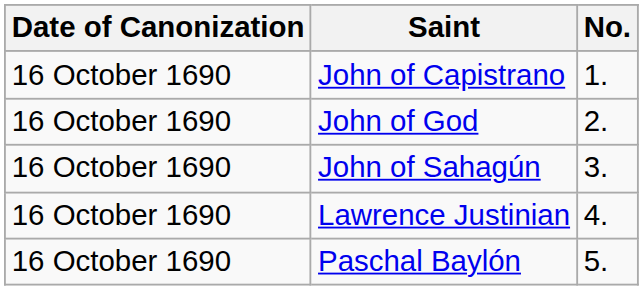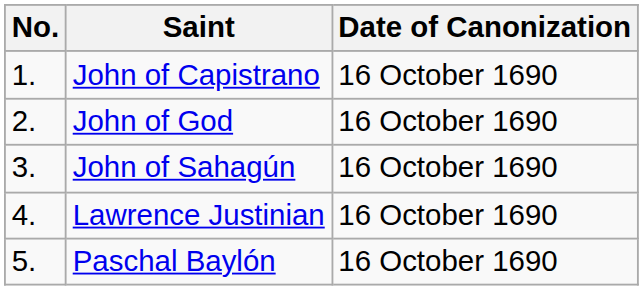columns swapped: (607, 27) <-> (158, 27)
